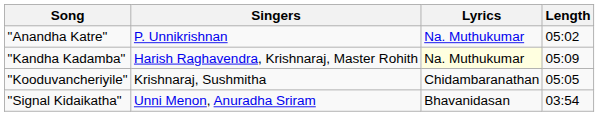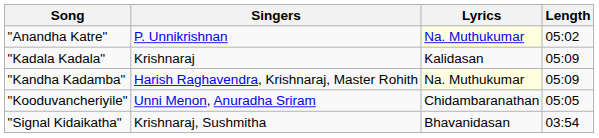(474, 37) no background -> (474, 37) lightyellow background
+ row: (56, 58)
(200, 80) Krishnaraj, Sushmitha -> (225, 101) Unni Menon, Anuradha Sriram
(225, 101) Unni Menon, Anuradha Sriram -> (200, 122) Krishnaraj, Sushmitha
